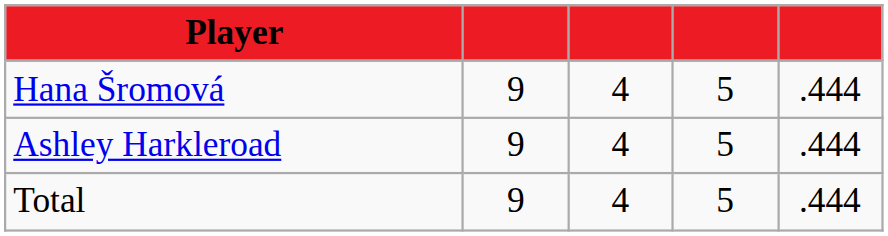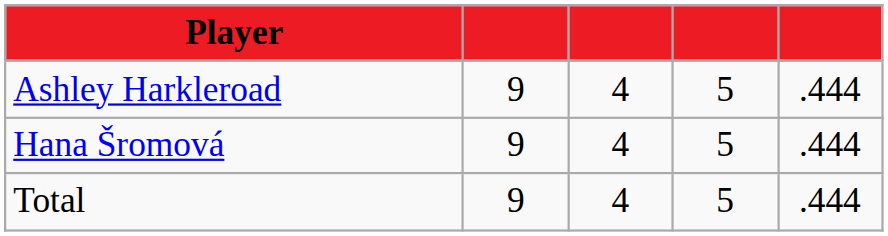rows swapped: (147, 144) <-> (119, 88)
